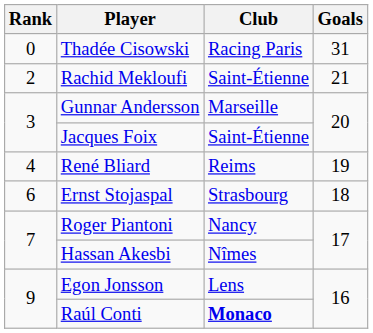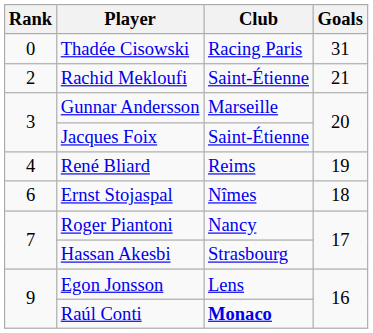(248, 195) Strasbourg -> (232, 195) Nîmes
(232, 254) Nîmes -> (248, 254) Strasbourg
